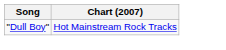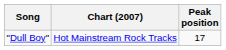+ column: (200, 17)
